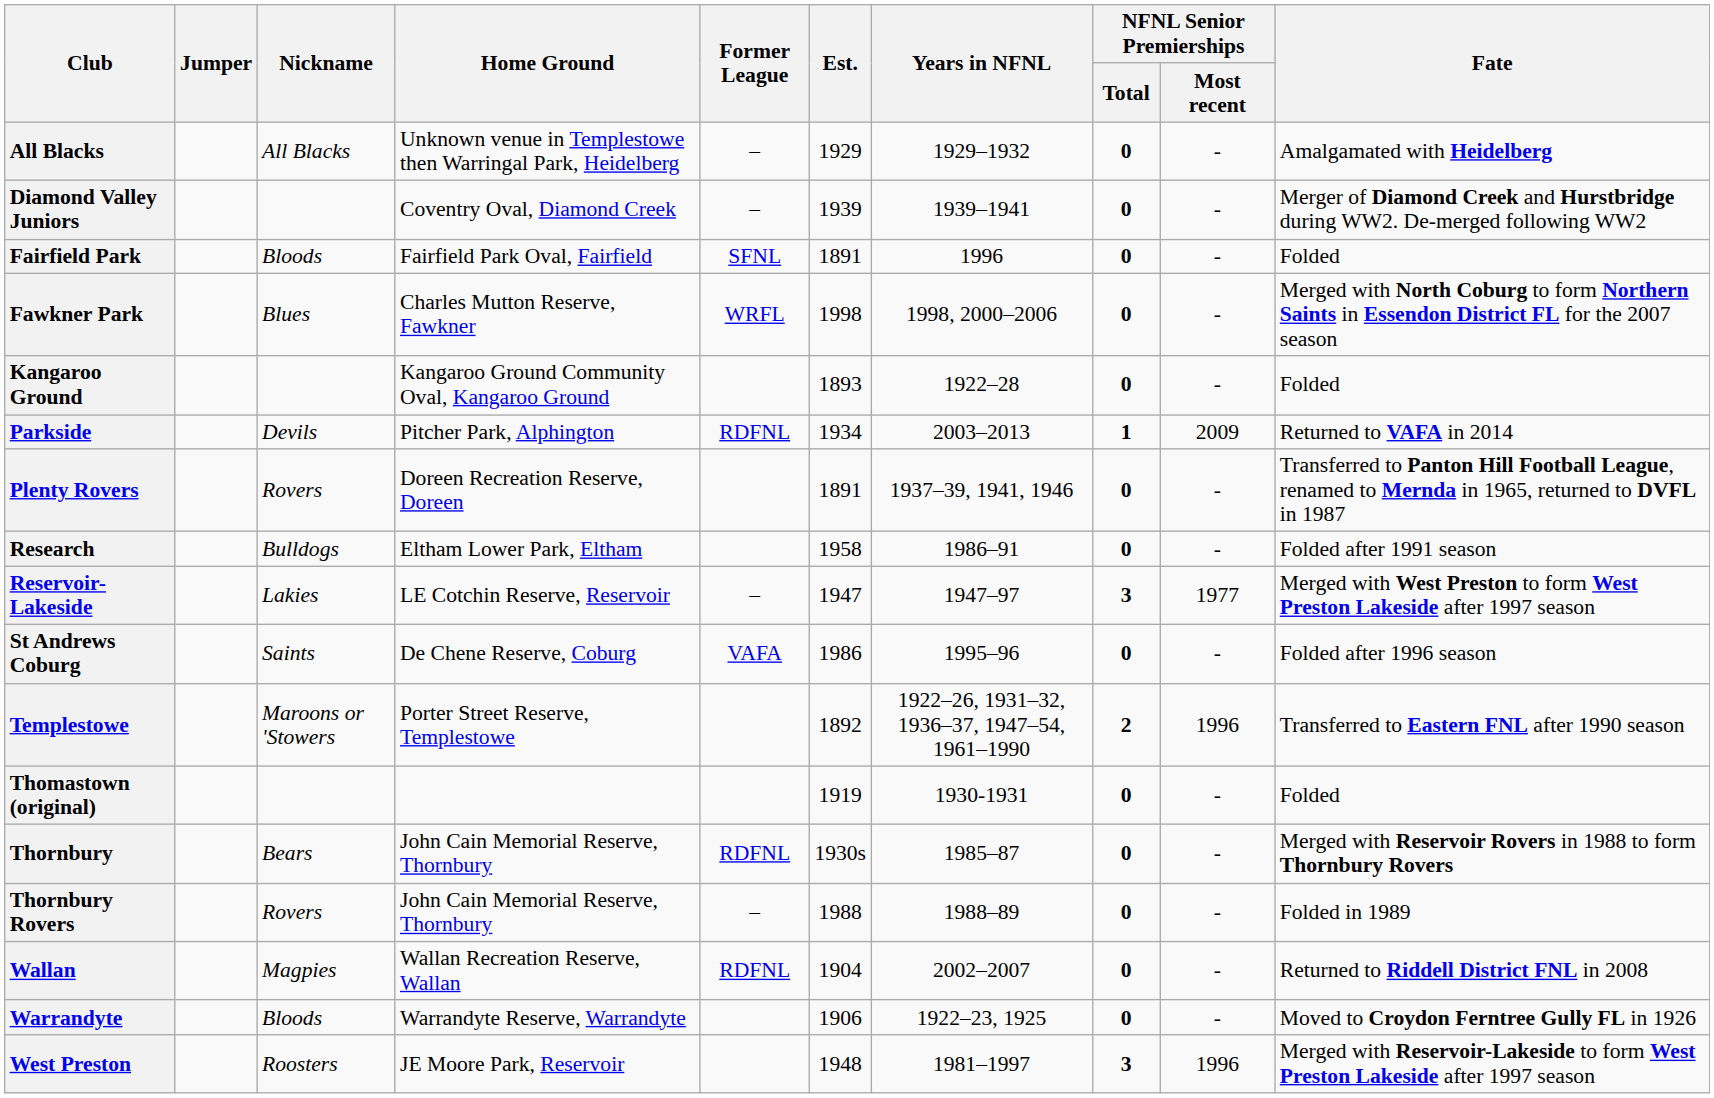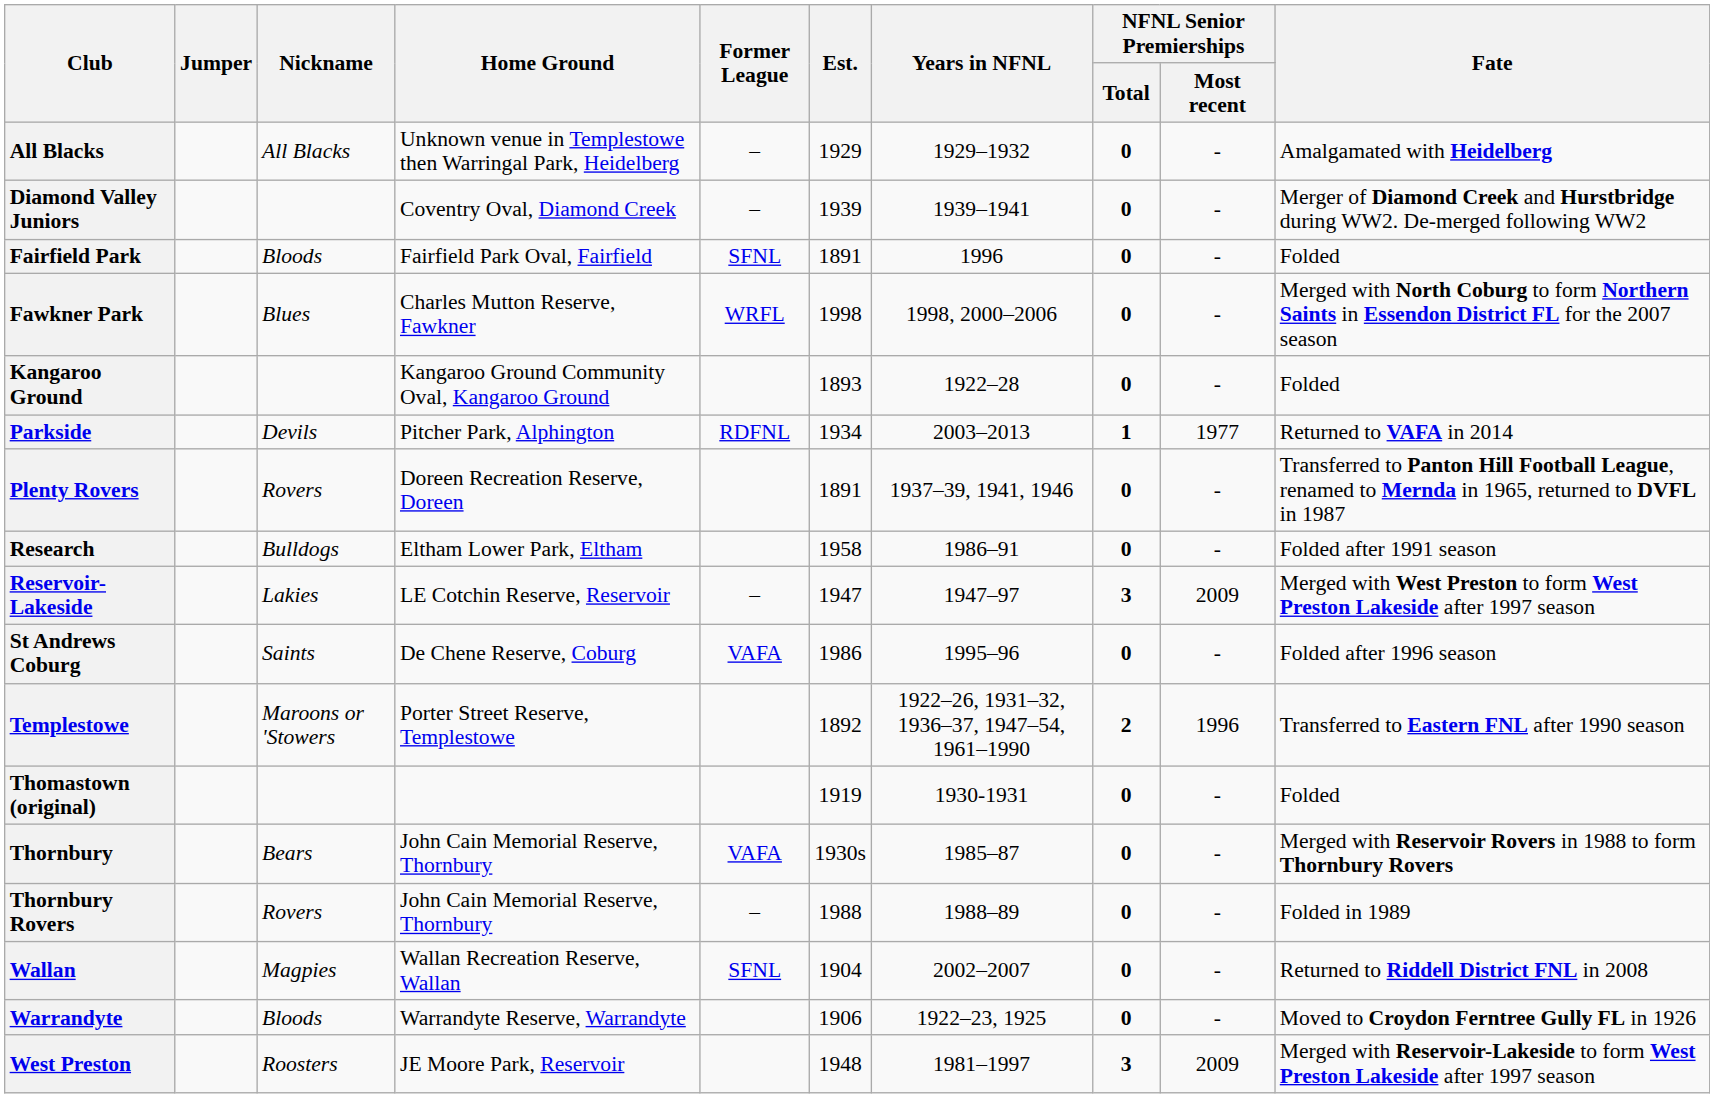(1217, 431) 2009 -> (1217, 431) 1977
(1217, 595) 1977 -> (1217, 595) 2009
(755, 853) RDFNL -> (755, 853) VAFA
(755, 970) RDFNL -> (755, 970) SFNL
(1217, 1063) 1996 -> (1217, 1063) 2009
